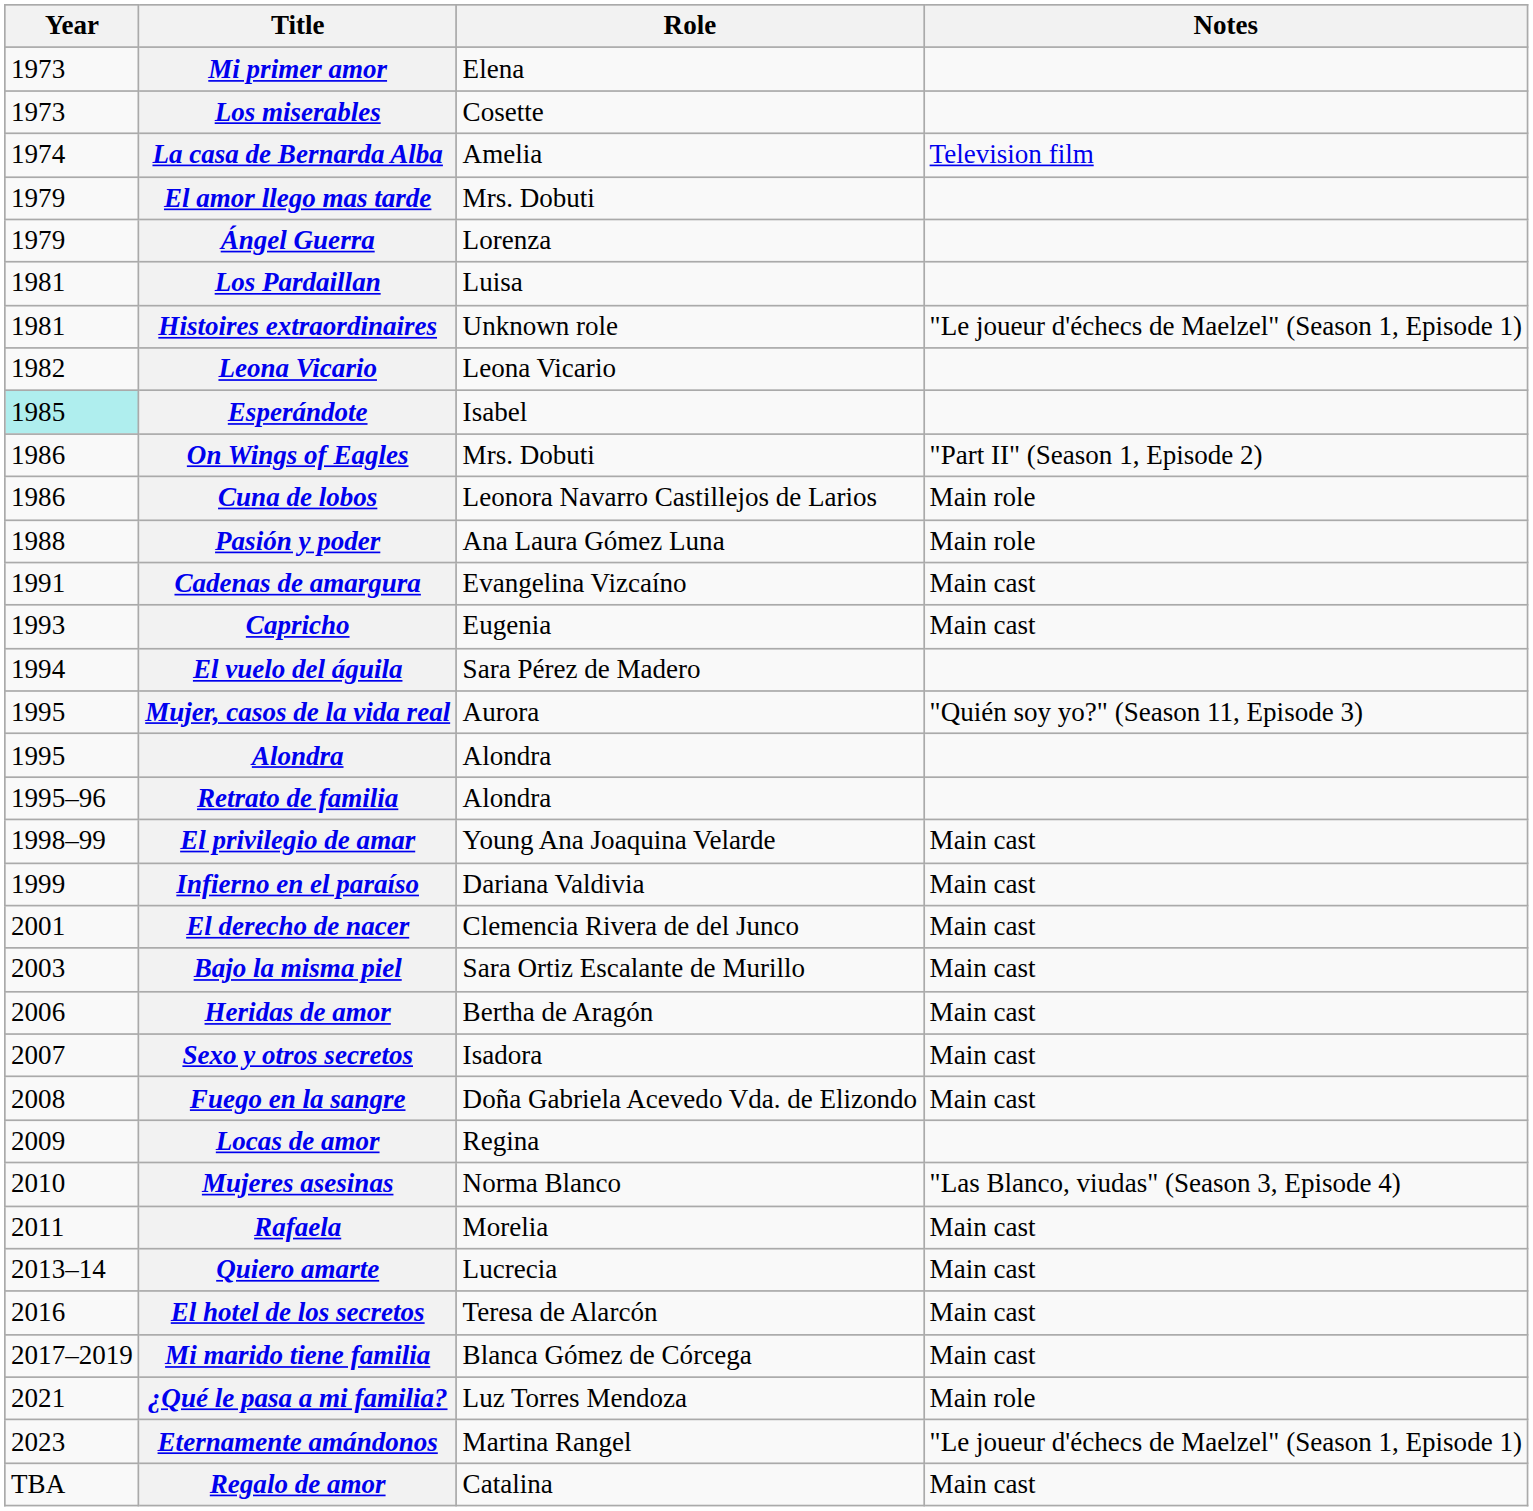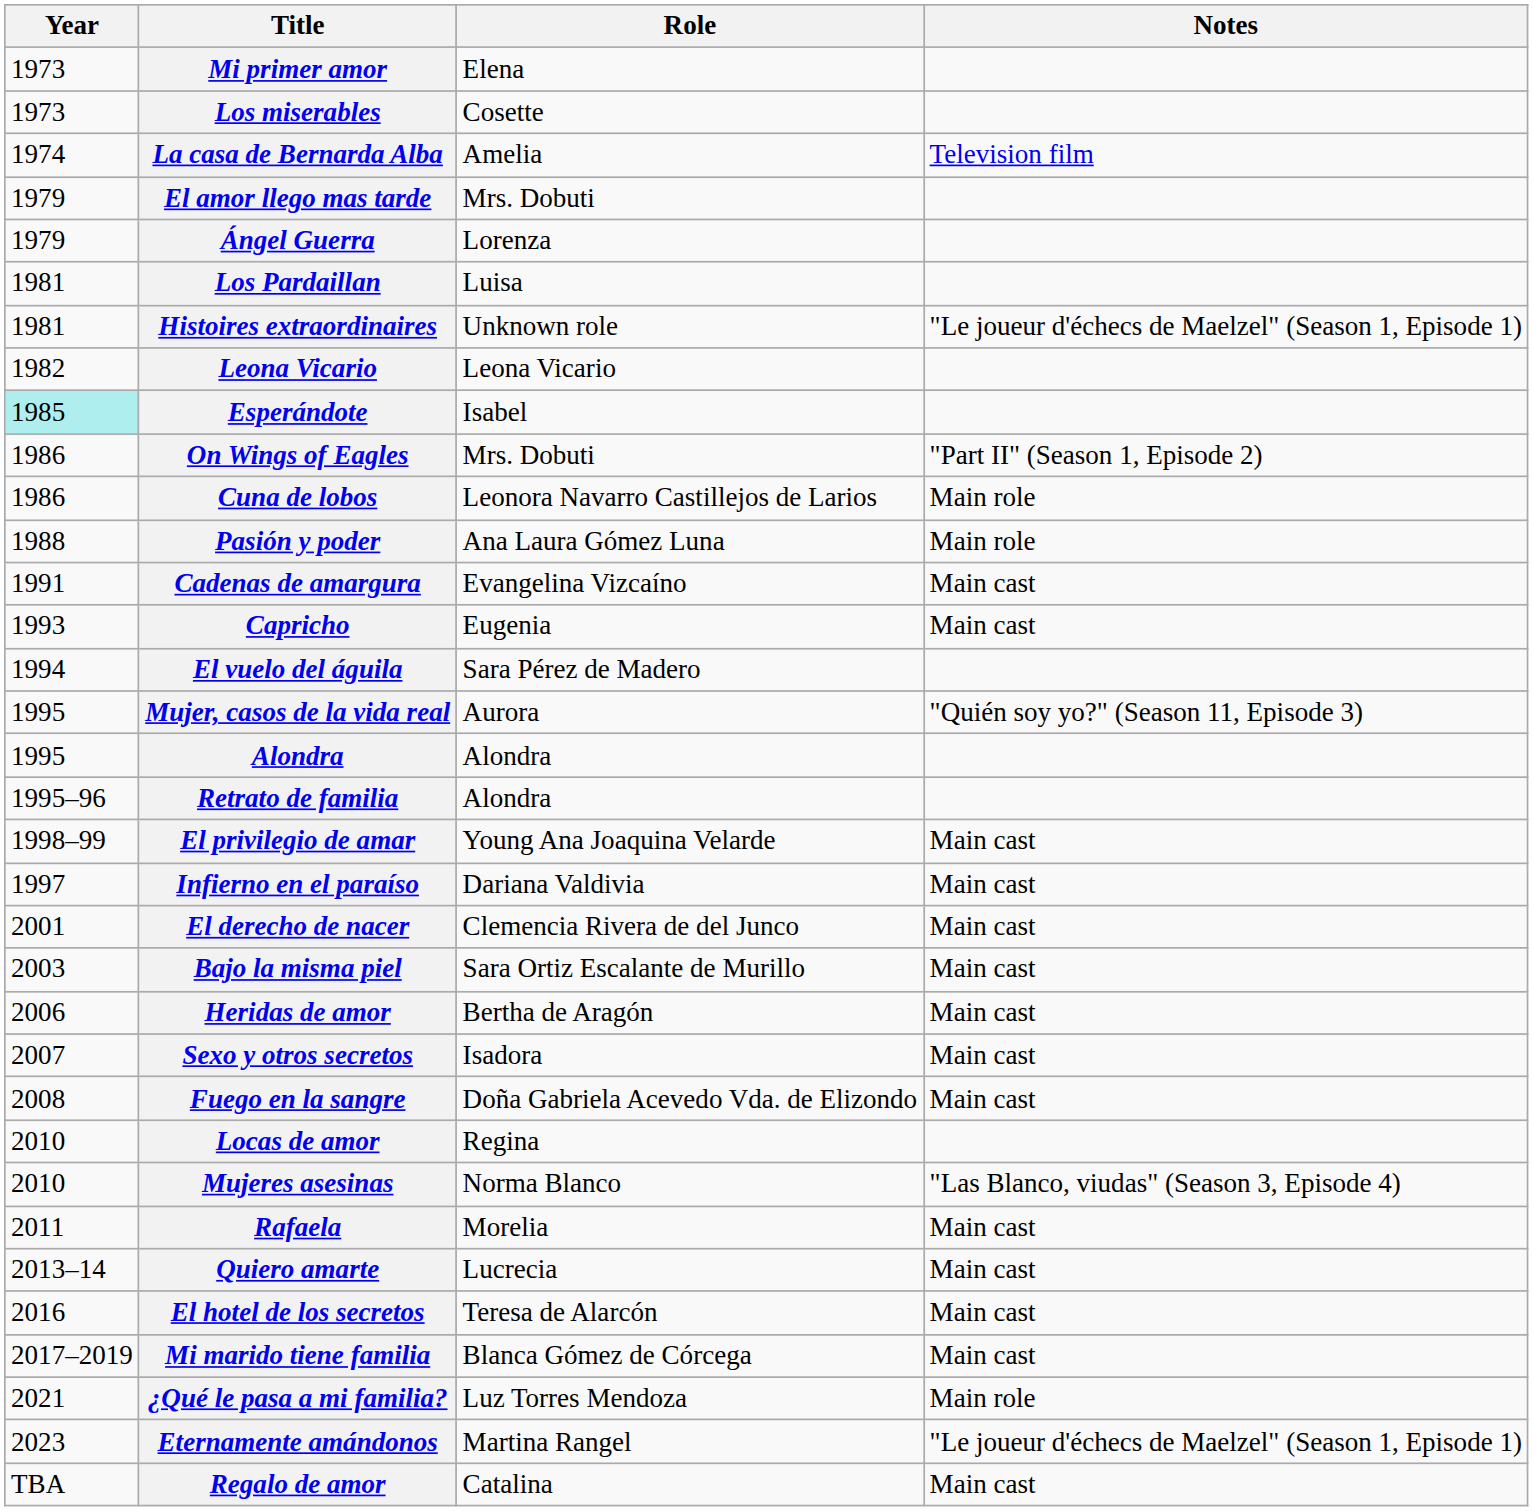(38, 883) 1999 -> (38, 883) 1997
(38, 1140) 2009 -> (38, 1140) 2010
